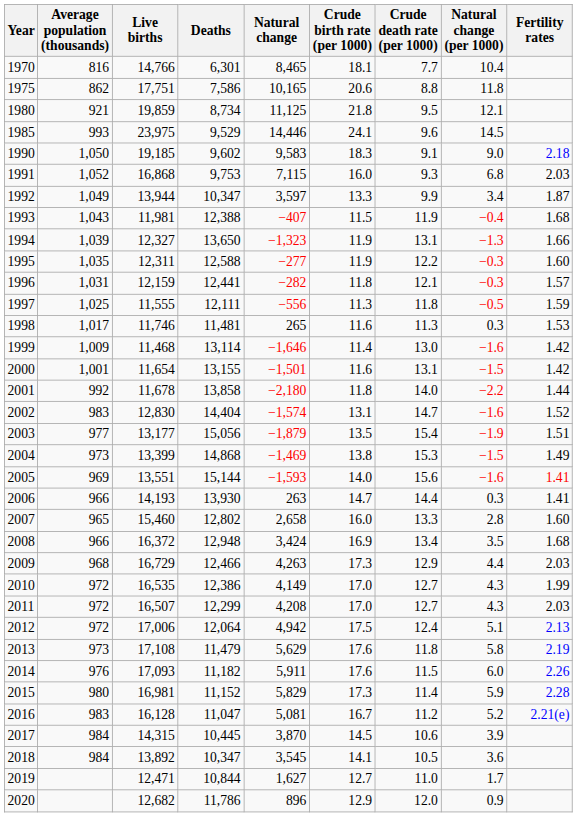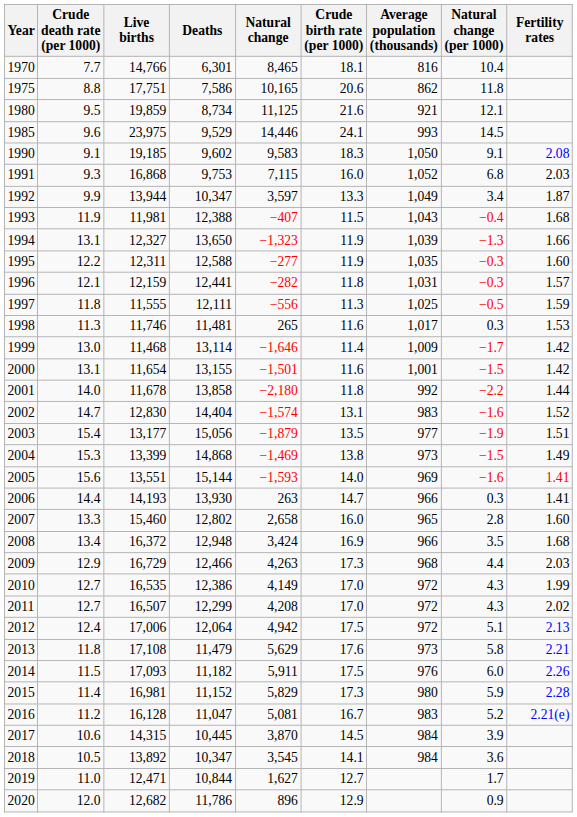columns swapped: (75, 30) <-> (408, 30)
(360, 110) 21.8 -> (352, 110) 21.6
(495, 153) 9.0 -> (495, 153) 9.1
(558, 153) 2.18 -> (558, 153) 2.08
(491, 347) −1.6 -> (491, 347) −1.7
(558, 606) 2.03 -> (558, 606) 2.02
(558, 649) 2.19 -> (558, 649) 2.21
(360, 671) 17.6 -> (352, 671) 17.5
